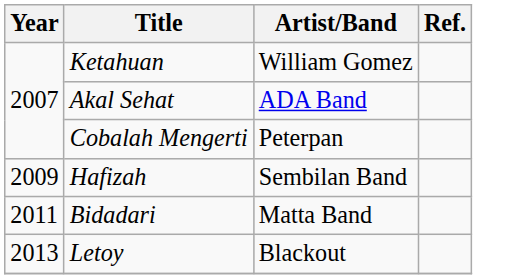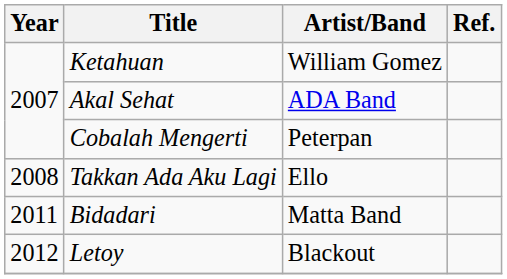+ row: (173, 176)
- row: (108, 176)
(34, 253) 2013 -> (34, 253) 2012
